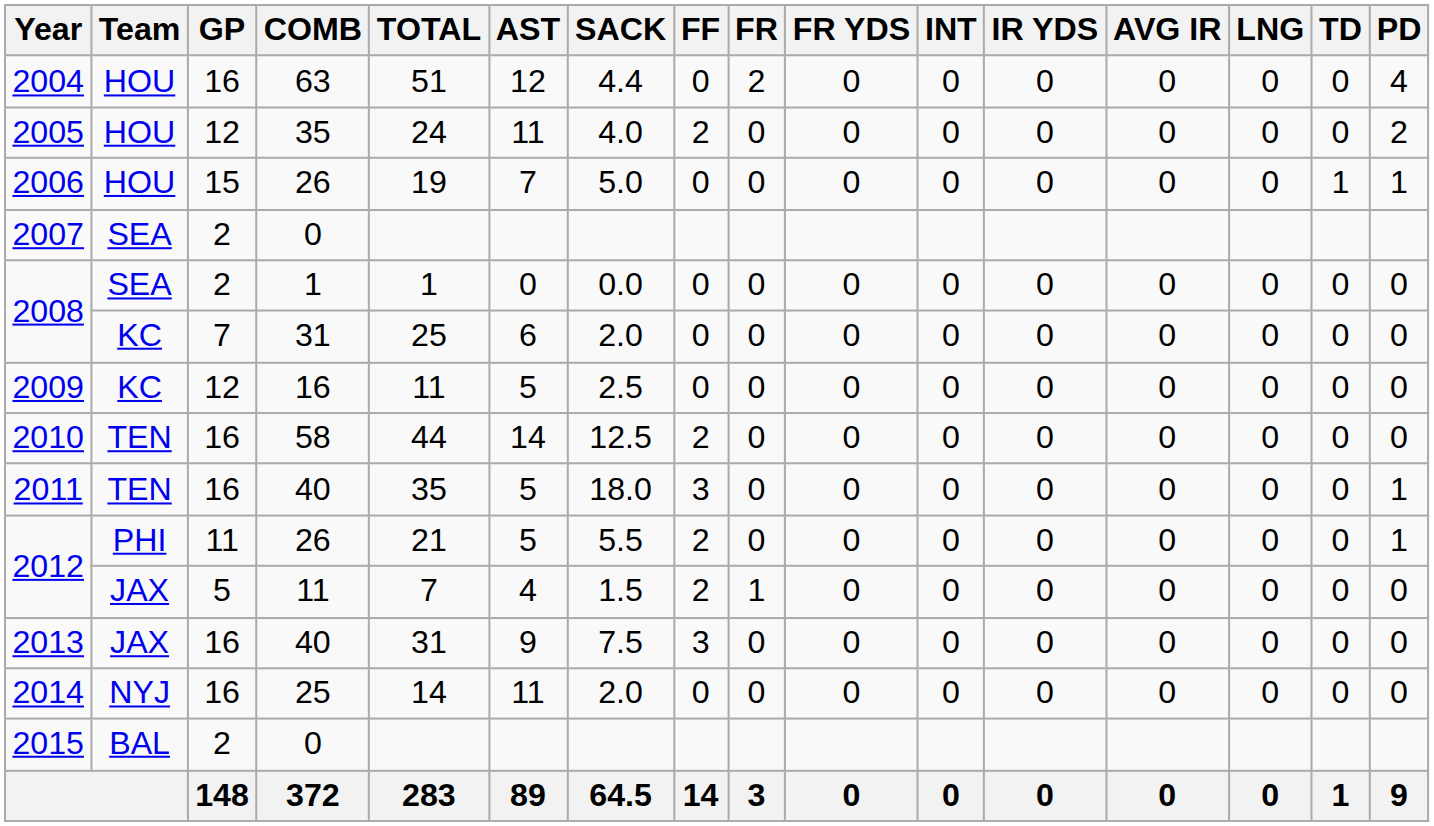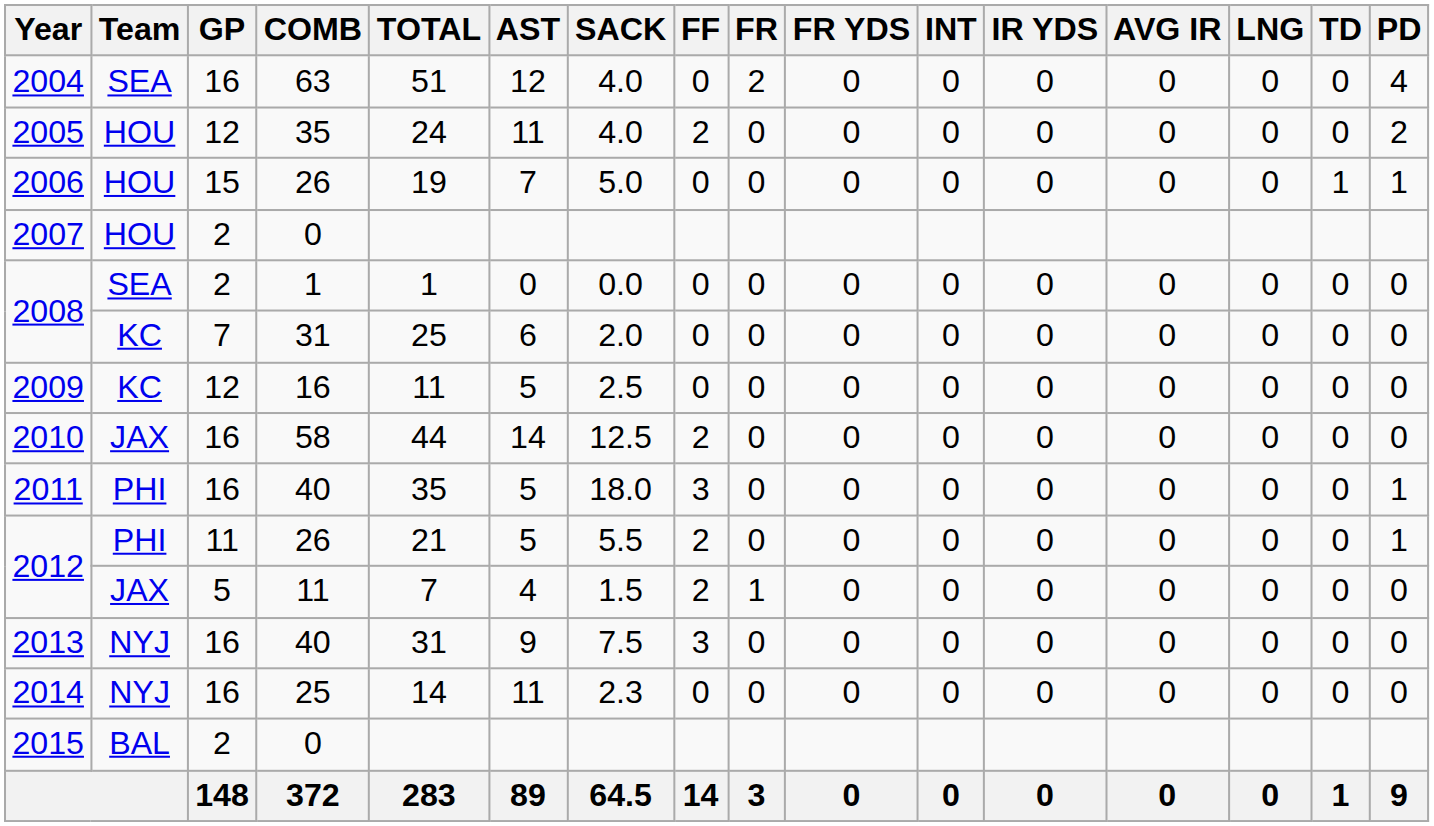(140, 81) HOU -> (140, 81) SEA
(621, 81) 4.4 -> (621, 81) 4.0
(140, 234) SEA -> (140, 234) HOU
(140, 438) TEN -> (140, 438) JAX
(140, 489) TEN -> (140, 489) PHI
(140, 642) JAX -> (140, 642) NYJ
(621, 693) 2.0 -> (621, 693) 2.3
